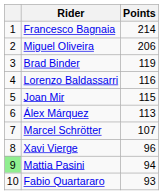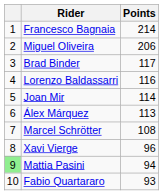(147, 63) 119 -> (147, 63) 117
(147, 97) 115 -> (147, 97) 114
(147, 131) 107 -> (147, 131) 108
